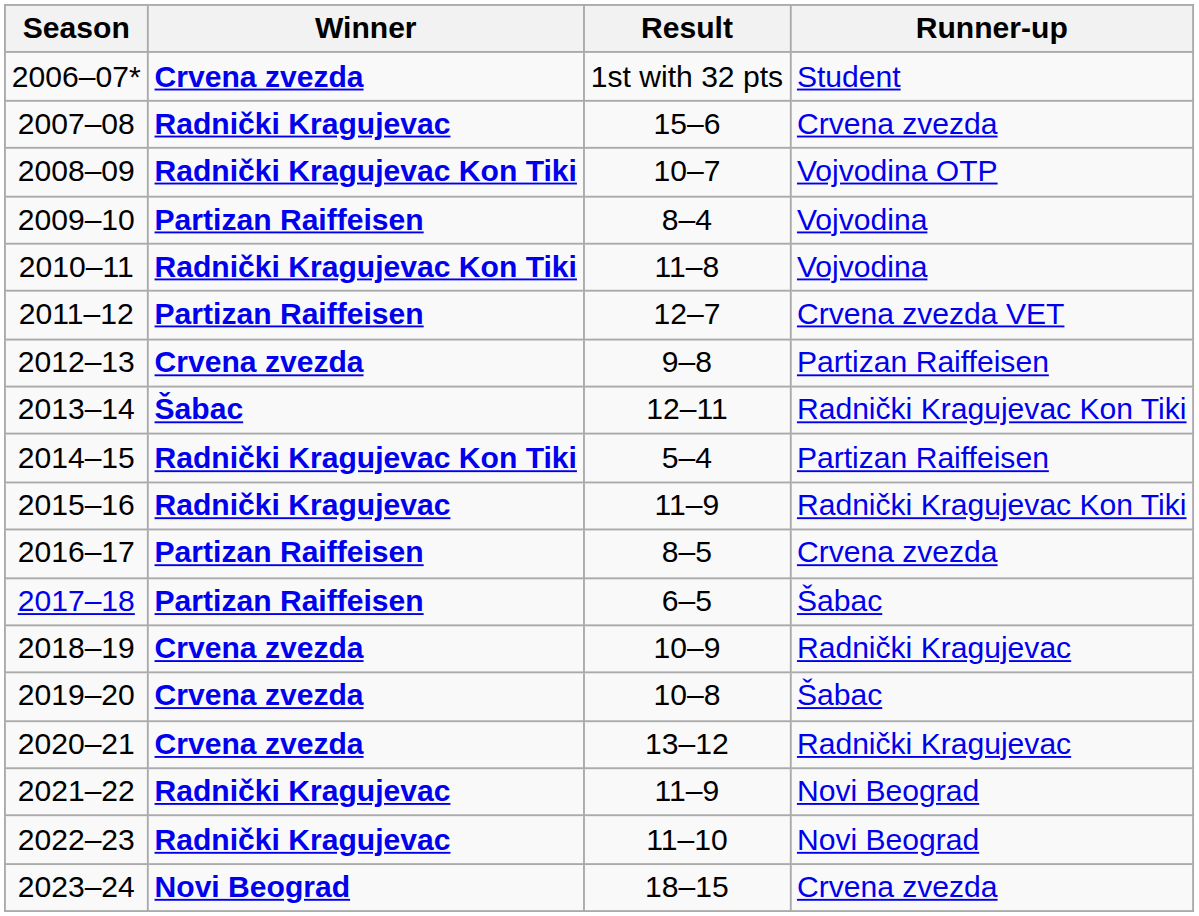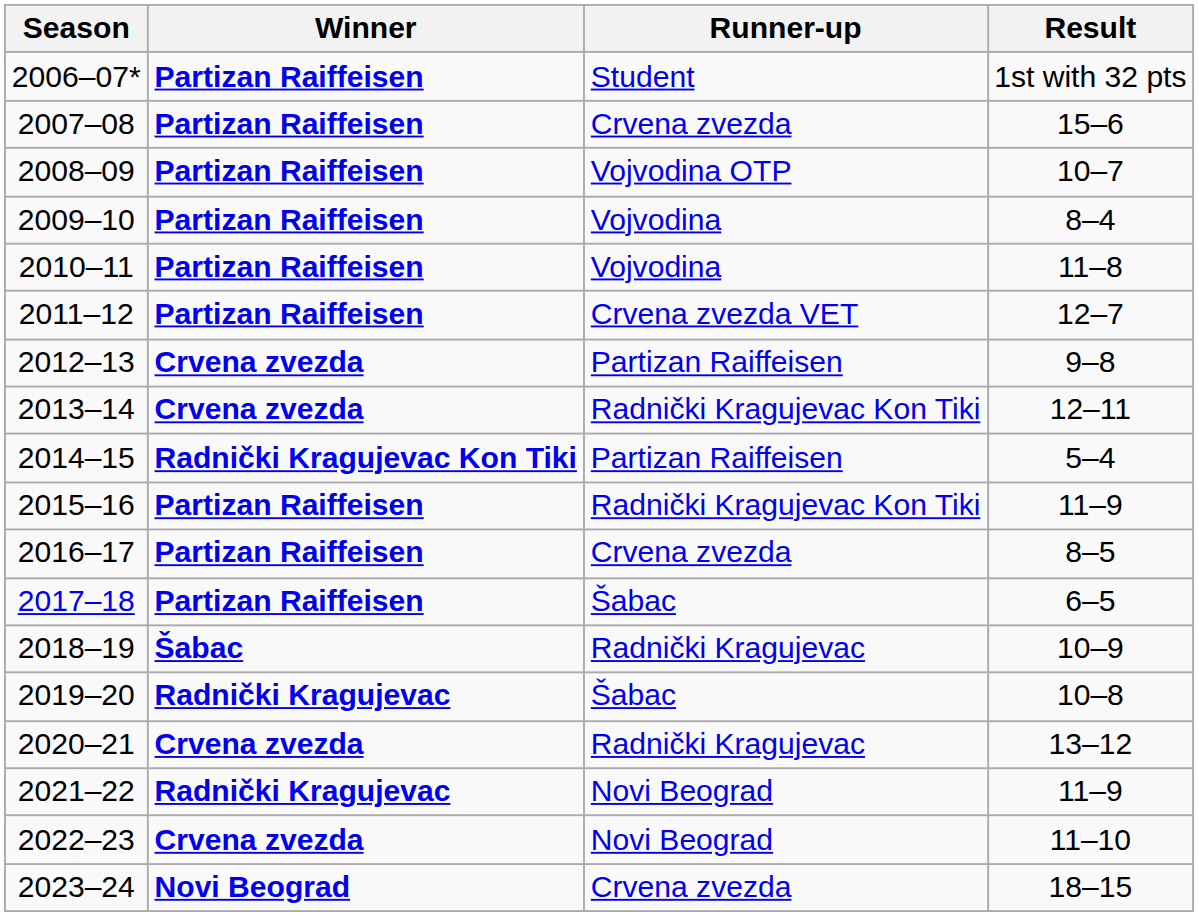columns swapped: (687, 28) <-> (992, 28)
(259, 76) Crvena zvezda -> (289, 76) Partizan Raiffeisen
(303, 123) Radnički Kragujevac -> (289, 123) Partizan Raiffeisen
(366, 171) Radnički Kragujevac Kon Tiki -> (289, 171) Partizan Raiffeisen
(366, 266) Radnički Kragujevac Kon Tiki -> (289, 266) Partizan Raiffeisen
(199, 409) Šabac -> (259, 409) Crvena zvezda
(303, 505) Radnički Kragujevac -> (289, 505) Partizan Raiffeisen
(259, 648) Crvena zvezda -> (199, 648) Šabac
(259, 696) Crvena zvezda -> (303, 696) Radnički Kragujevac
(303, 839) Radnički Kragujevac -> (259, 839) Crvena zvezda
